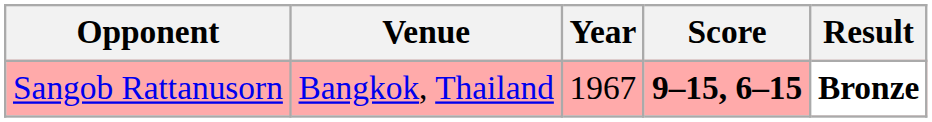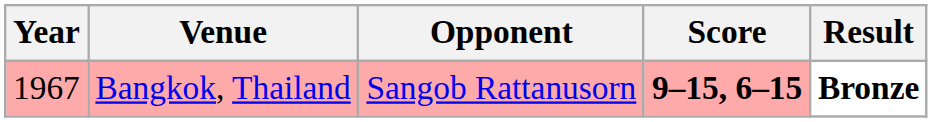columns swapped: (603, 32) <-> (148, 32)
